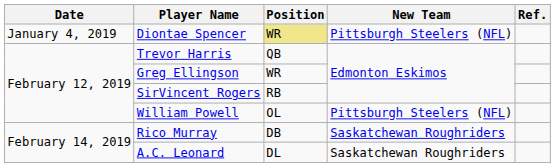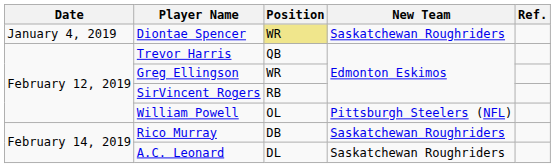(421, 34) Pittsburgh Steelers (NFL) -> (418, 34) Saskatchewan Roughriders
